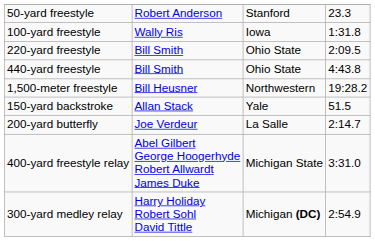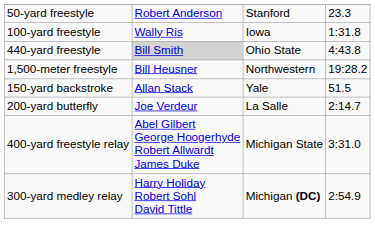- row: (54, 50)
(159, 69) no background -> (159, 50) lightgrey background
